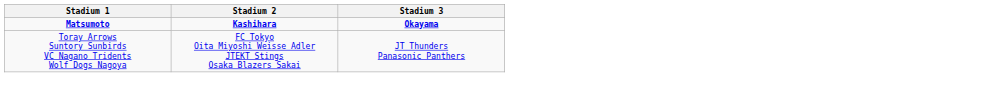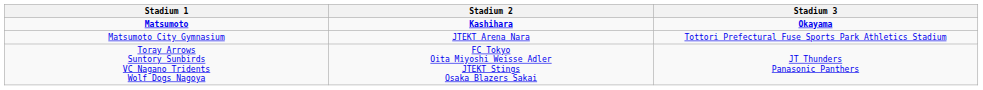+ row: (167, 37)
